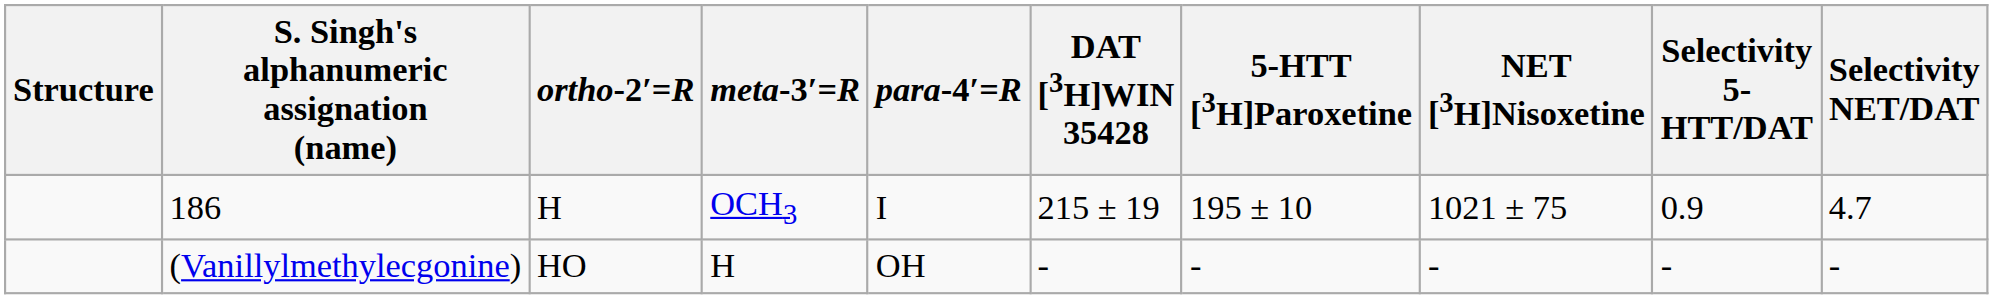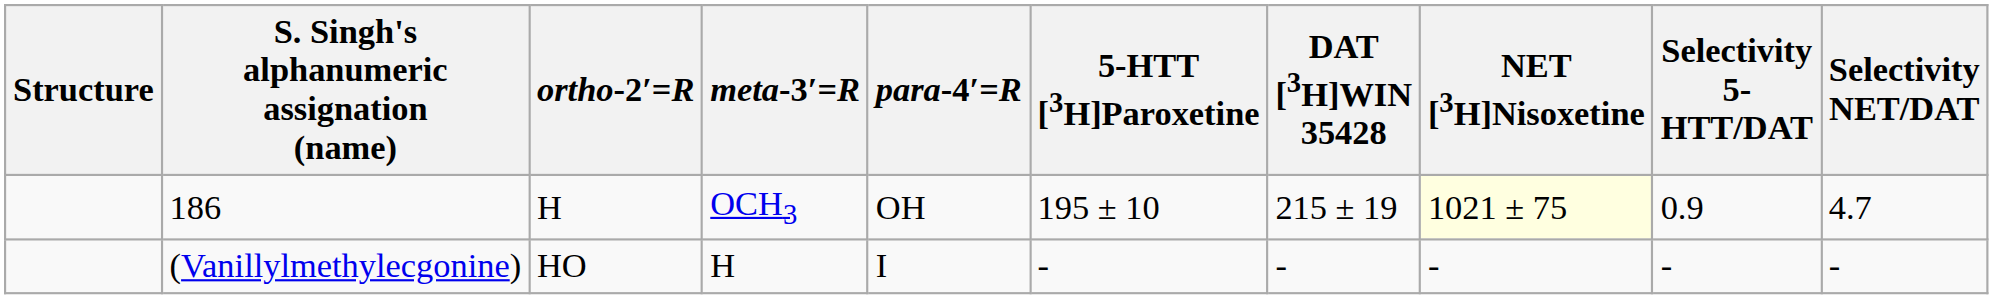columns swapped: (1106, 89) <-> (1301, 89)
(882, 206) I -> (901, 206) OH
(1498, 206) no background -> (1498, 206) lightyellow background
(901, 265) OH -> (882, 265) I
